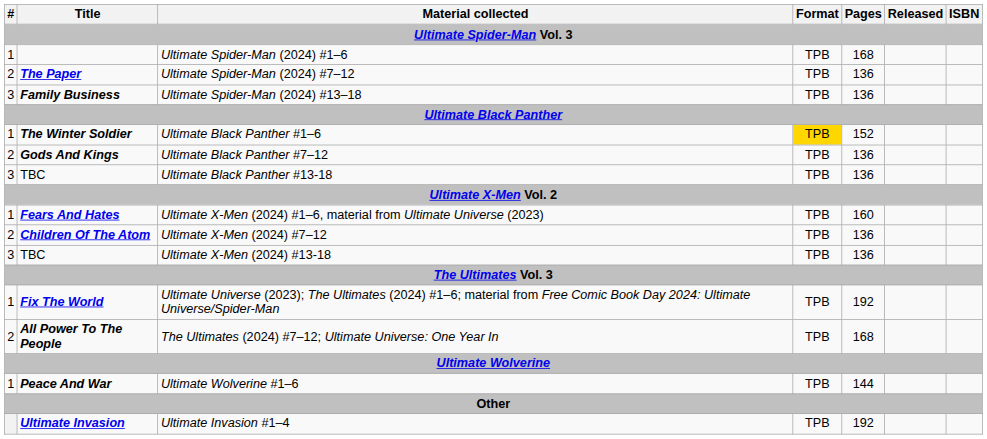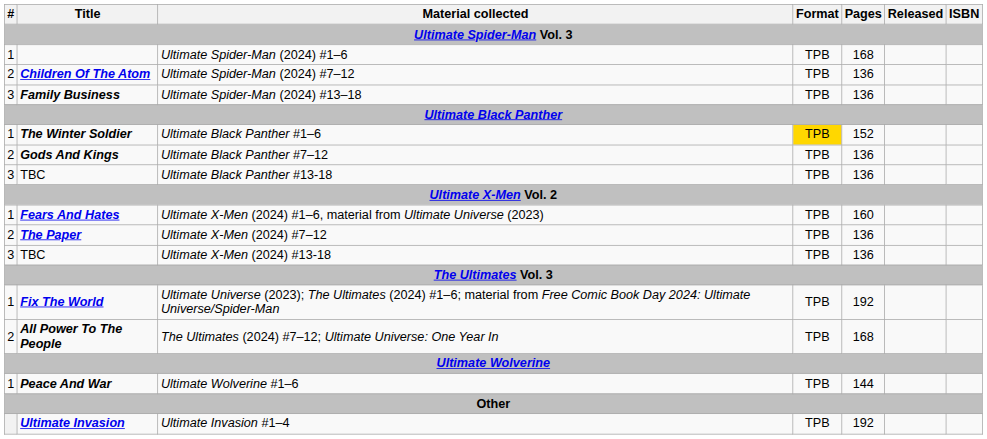(51, 74) The Paper -> (85, 74) Children Of The Atom
(85, 235) Children Of The Atom -> (51, 235) The Paper
